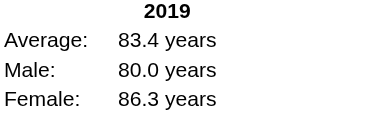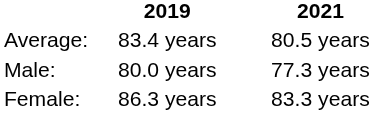+ column: (320, 11)
